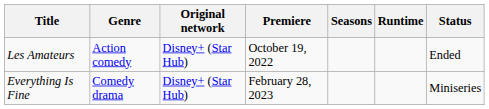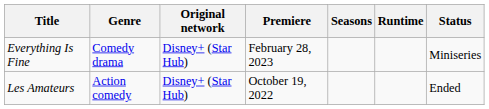rows swapped: (41, 54) <-> (40, 87)
